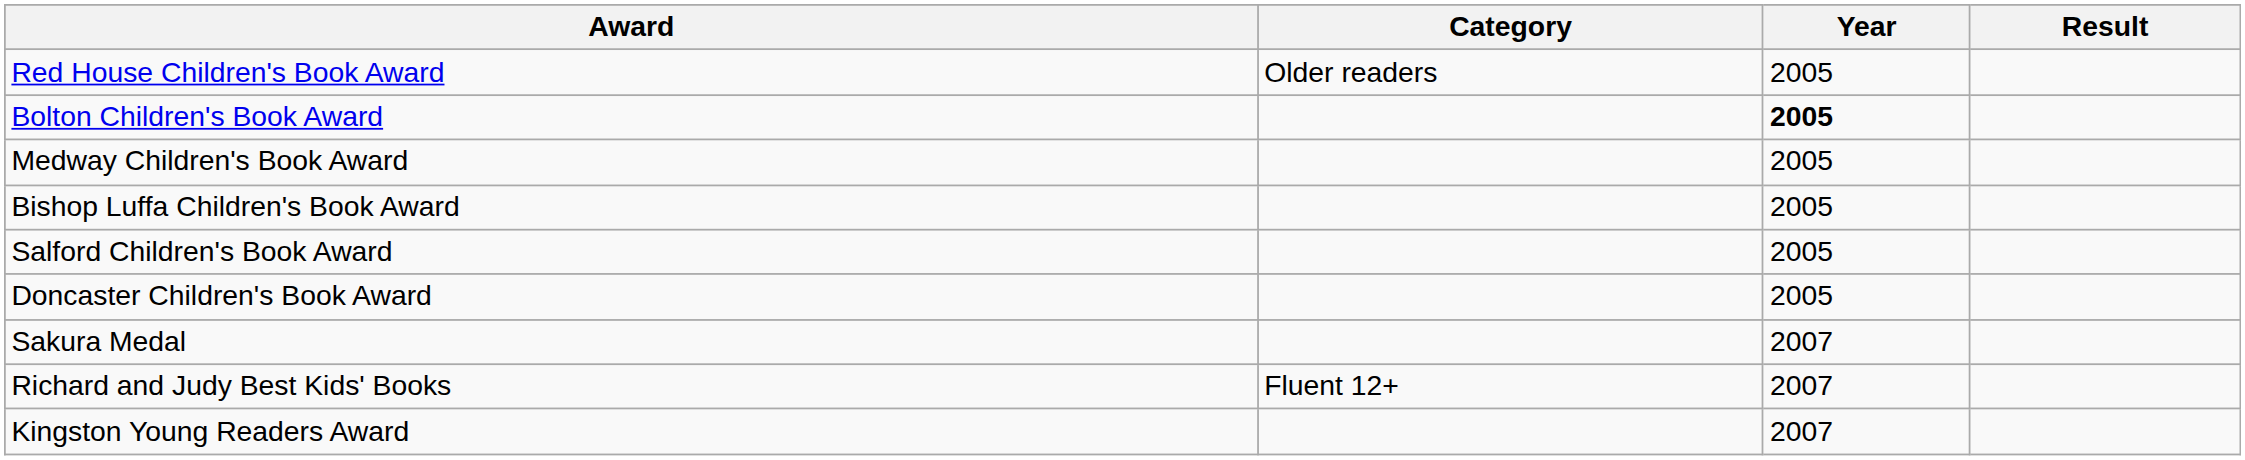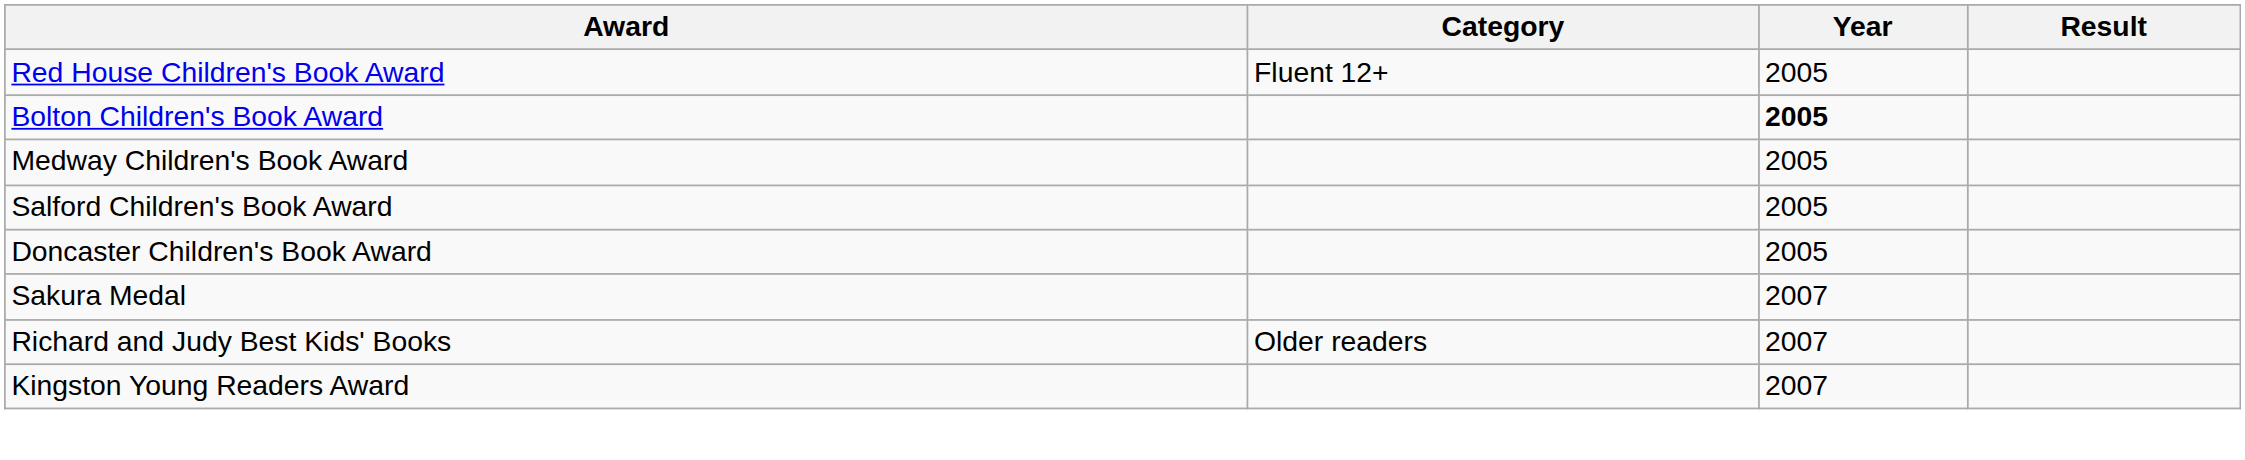(1351, 71) Older readers -> (1321, 71) Fluent 12+
- row: (236, 206)
(1332, 386) Fluent 12+ -> (1341, 341) Older readers
